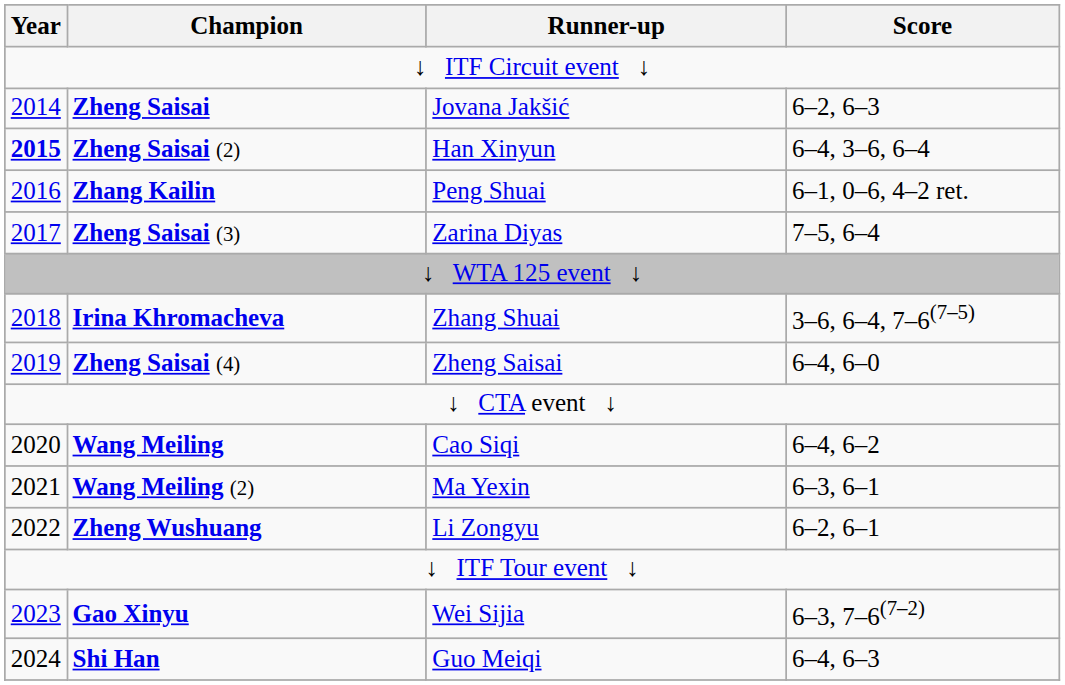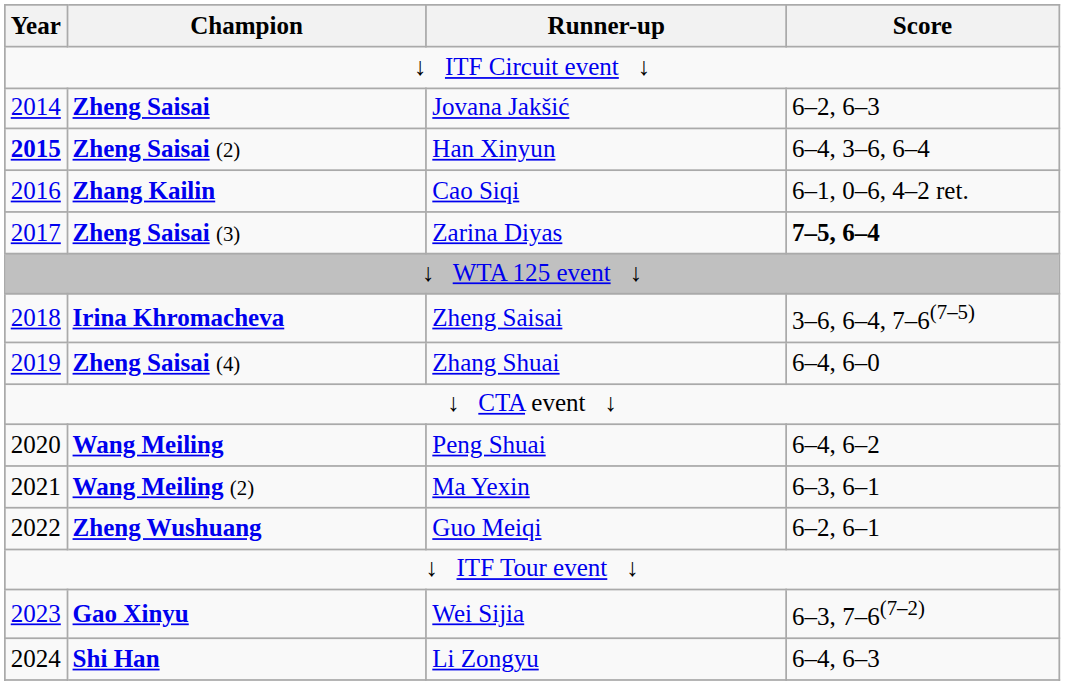(489, 190) Peng Shuai -> (476, 190) Cao Siqi
(836, 232) normal -> (836, 232) bold
(496, 318) Zhang Shuai -> (497, 318) Zheng Saisai
(497, 362) Zheng Saisai -> (496, 362) Zhang Shuai
(476, 445) Cao Siqi -> (489, 445) Peng Shuai
(486, 528) Li Zongyu -> (487, 528) Guo Meiqi
(487, 658) Guo Meiqi -> (486, 658) Li Zongyu
